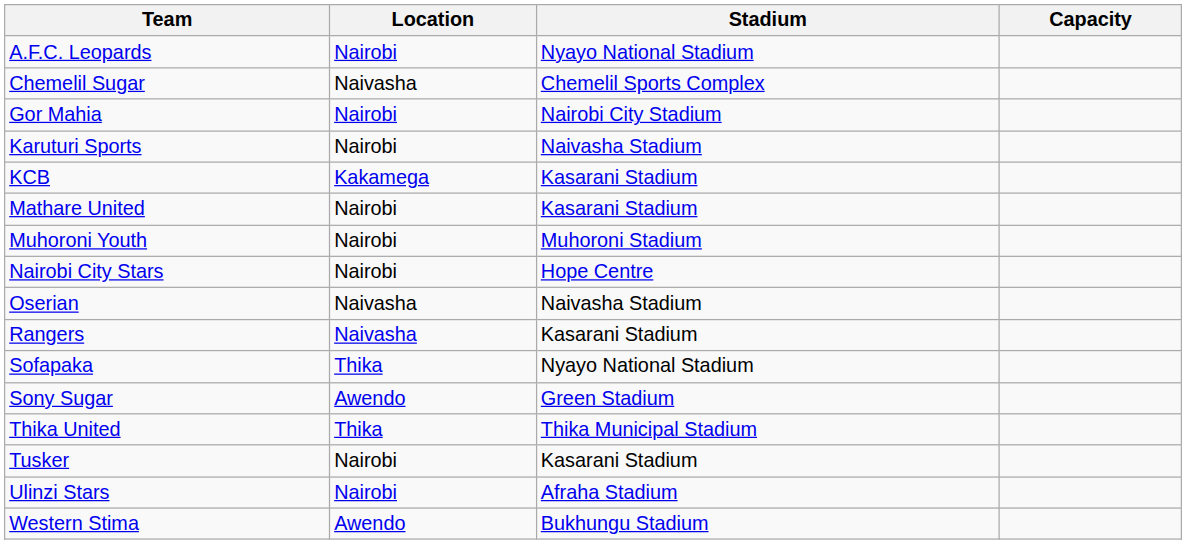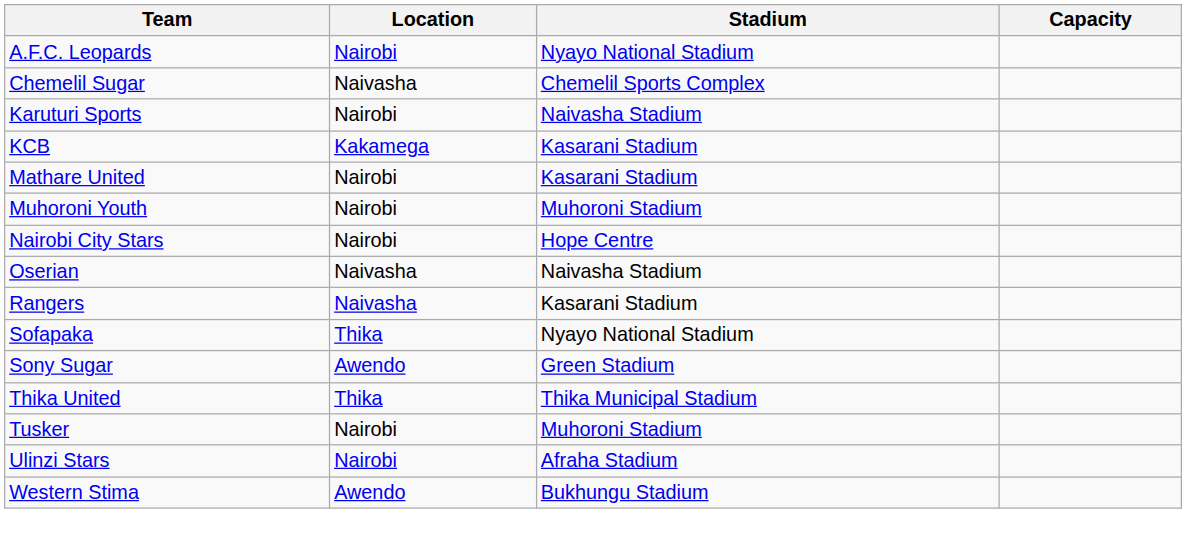- row: (56, 114)
(619, 460) Kasarani Stadium -> (621, 429) Muhoroni Stadium
